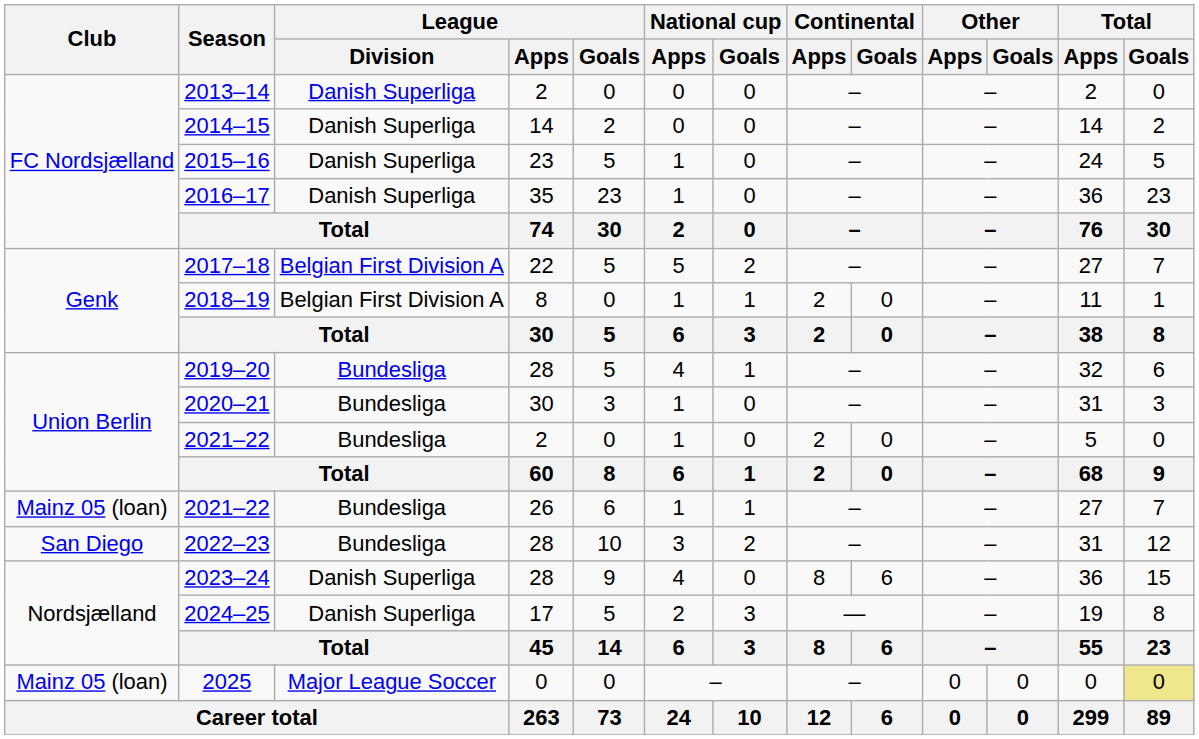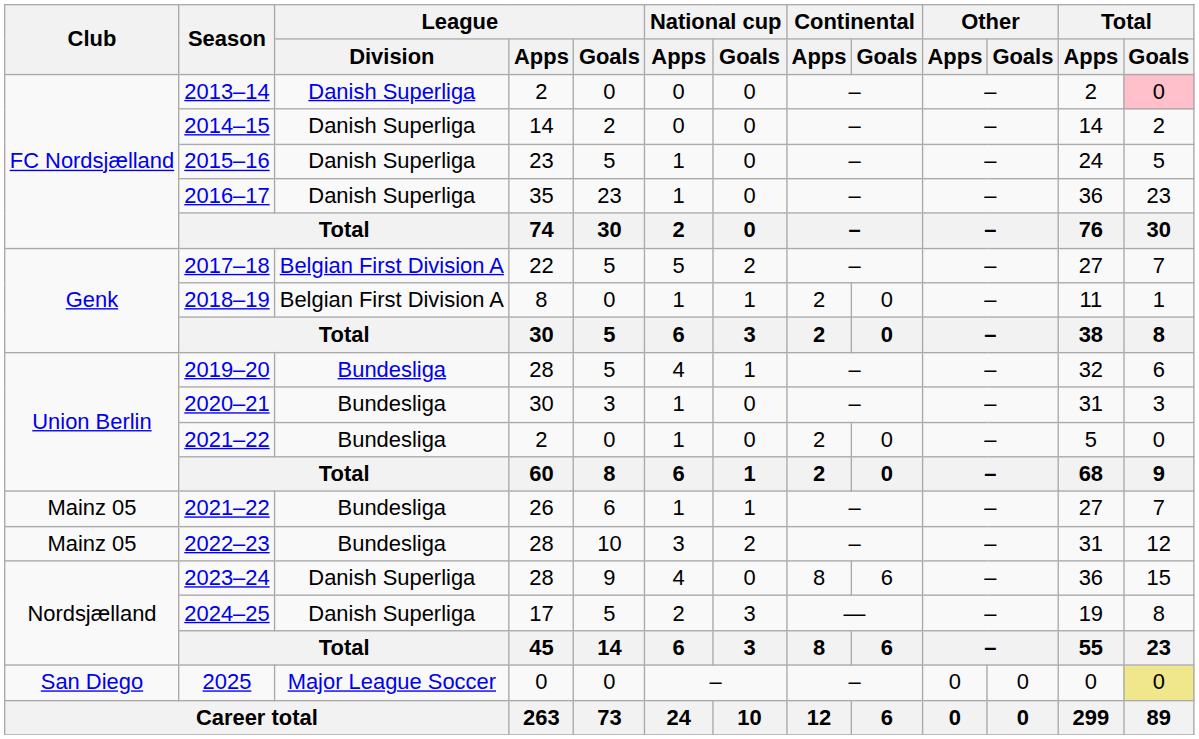(1159, 91) no background -> (1159, 91) pink background
(92, 508) Mainz 05 (loan) -> (92, 508) Mainz 05
(92, 543) San Diego -> (92, 543) Mainz 05
(92, 682) Mainz 05 (loan) -> (92, 682) San Diego
